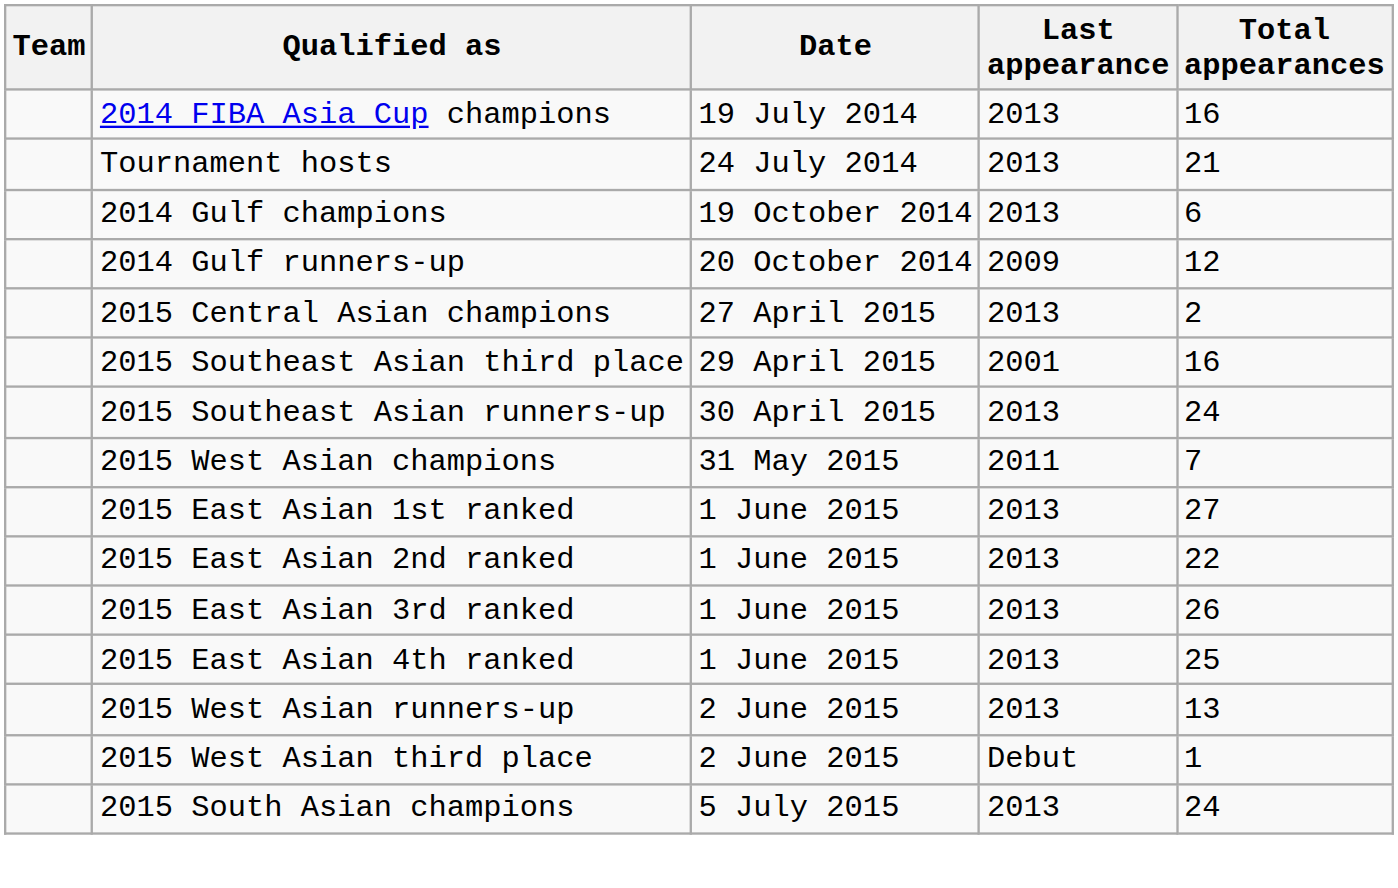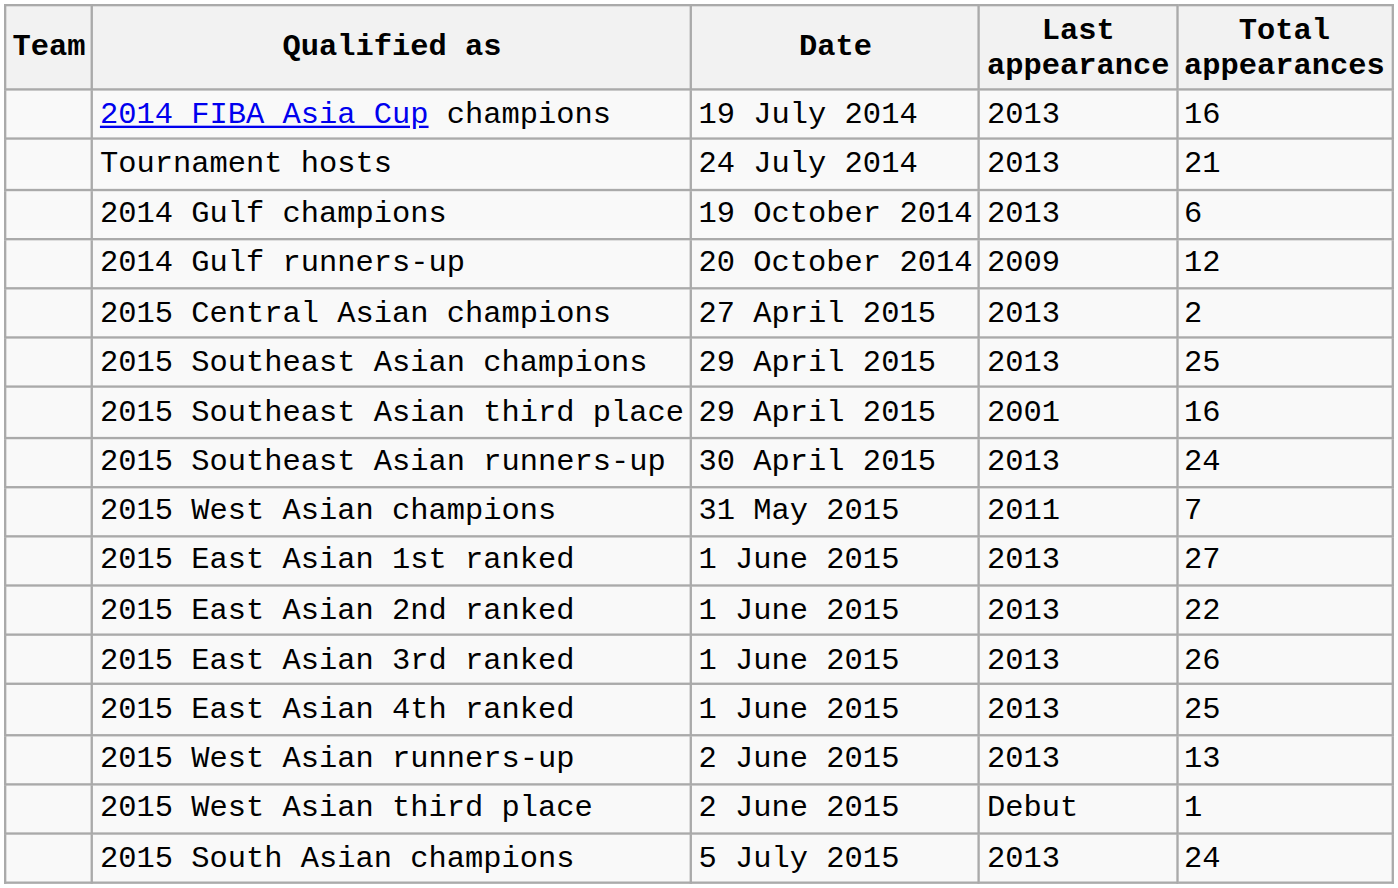+ row: (374, 363)
